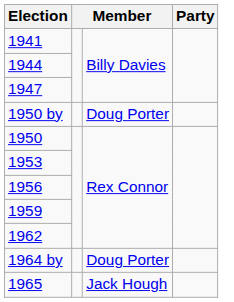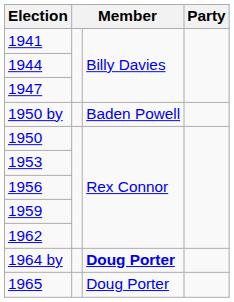(128, 114) Doug Porter -> (133, 114) Baden Powell
(128, 260) normal -> (131, 260) bold
(127, 284) Jack Hough -> (128, 284) Doug Porter
